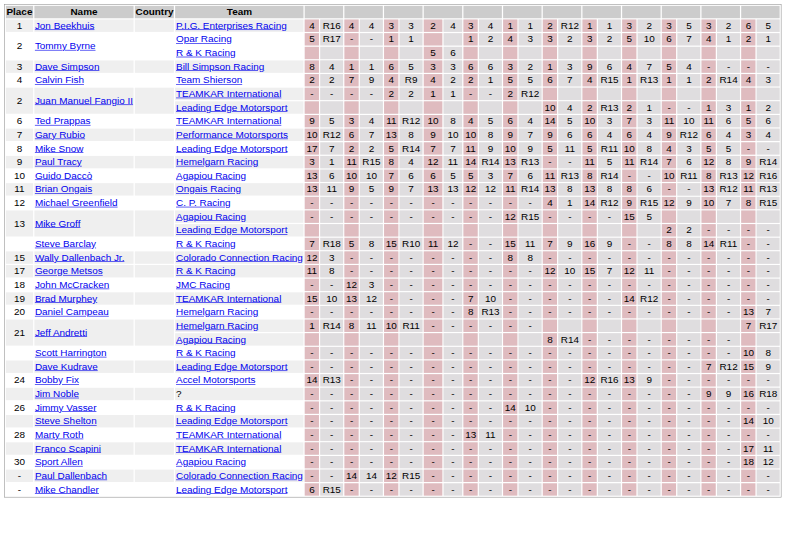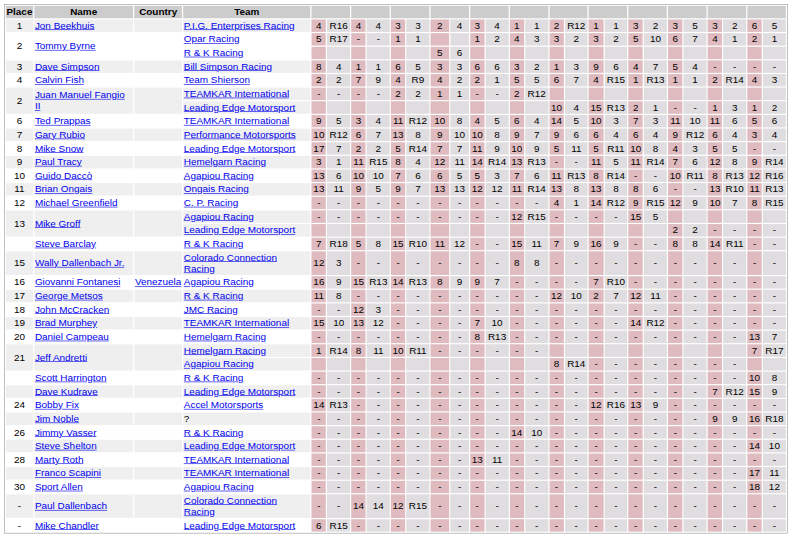(590, 107) 2 -> (596, 107) 15
(729, 189) R12 -> (735, 189) R10
+ row: (78, 282)
(590, 271) 15 -> (596, 296) 2
